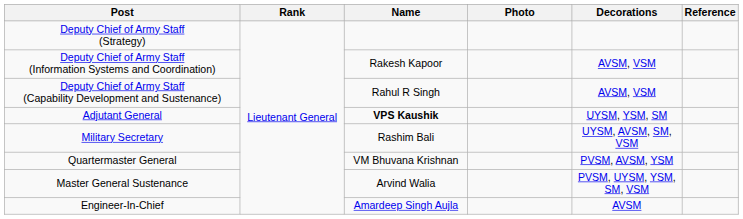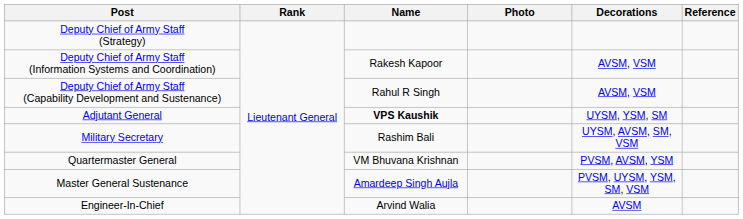(406, 183) Arvind Walia -> (406, 183) Amardeep Singh Aujla
(406, 206) Amardeep Singh Aujla -> (406, 206) Arvind Walia
